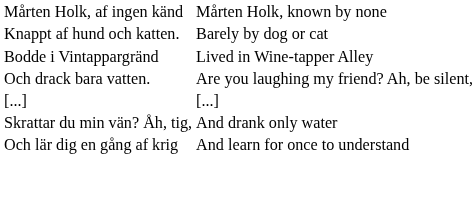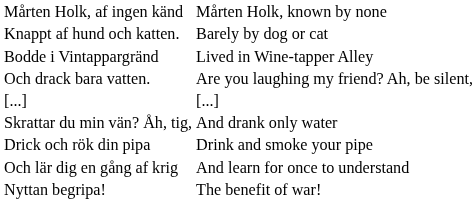+ row: (77, 145)
+ row: (55, 189)
